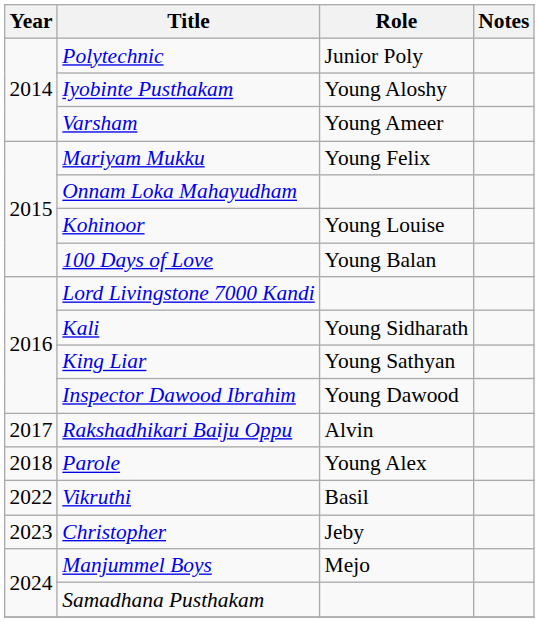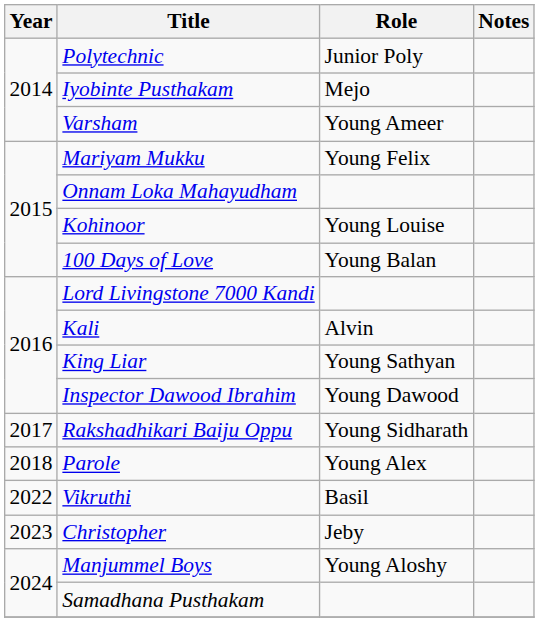(386, 89) Young Aloshy -> (347, 89) Mejo
(396, 327) Young Sidharath -> (349, 327) Alvin
(349, 429) Alvin -> (396, 429) Young Sidharath
(347, 565) Mejo -> (386, 565) Young Aloshy
